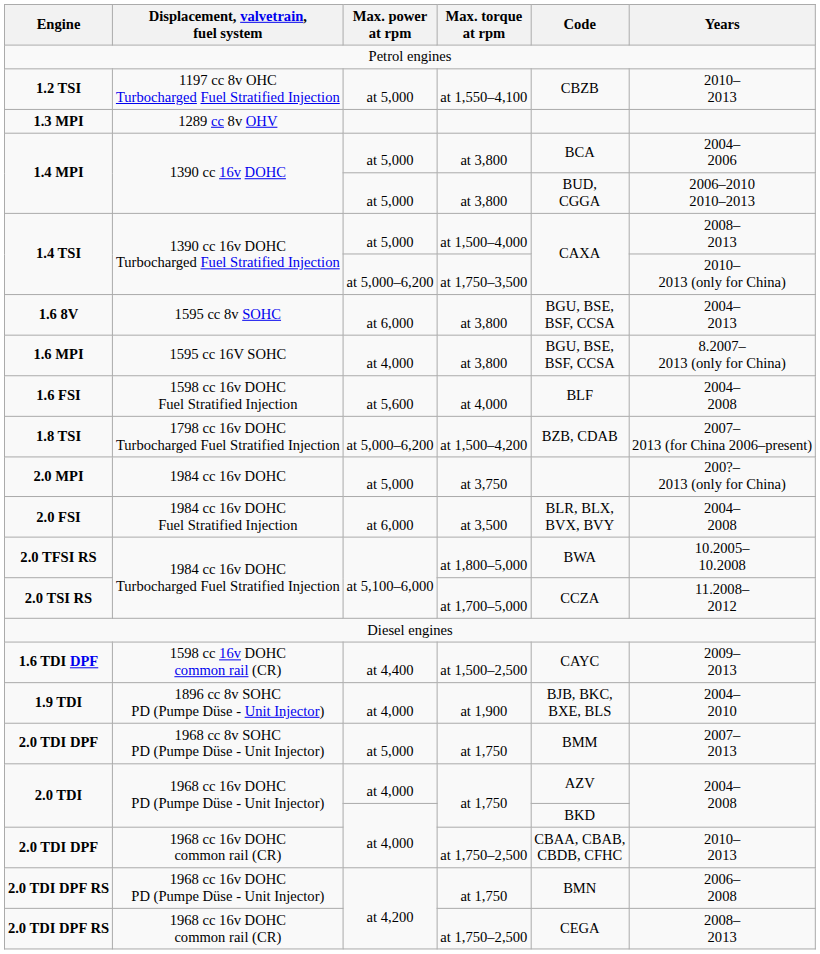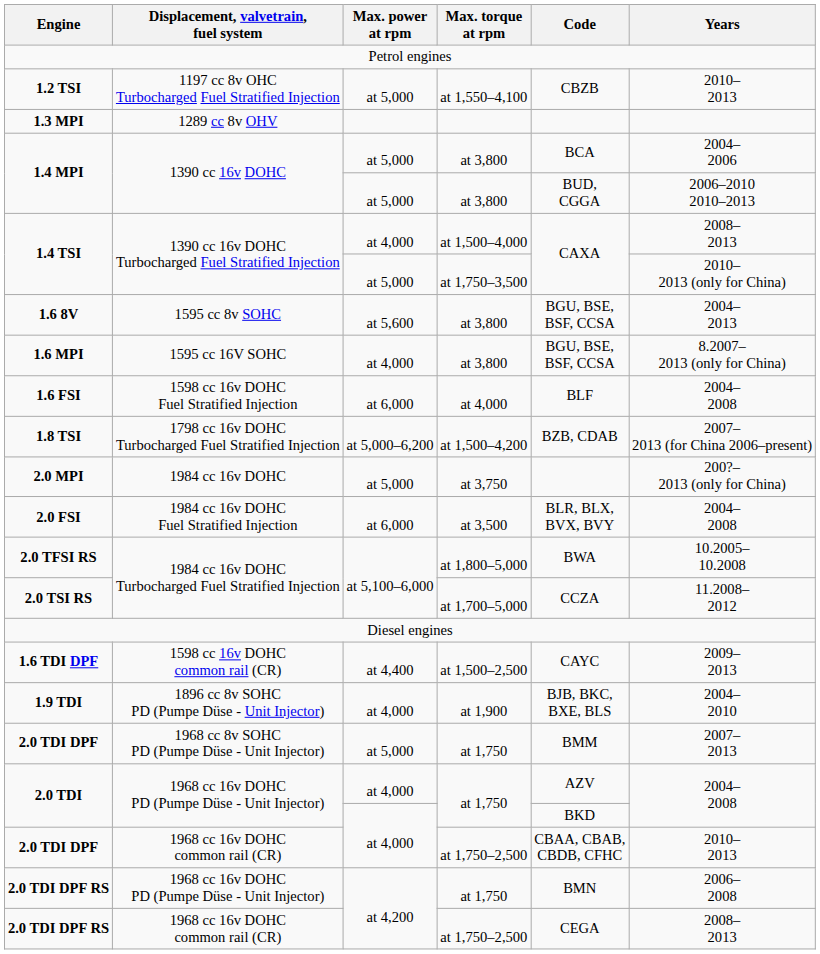(390, 242) at 5,000 -> (390, 242) at 4,000
(390, 282) at 5,000–6,200 -> (390, 282) at 5,000
(390, 322) at 6,000 -> (390, 322) at 5,600
(390, 403) at 5,600 -> (390, 403) at 6,000
